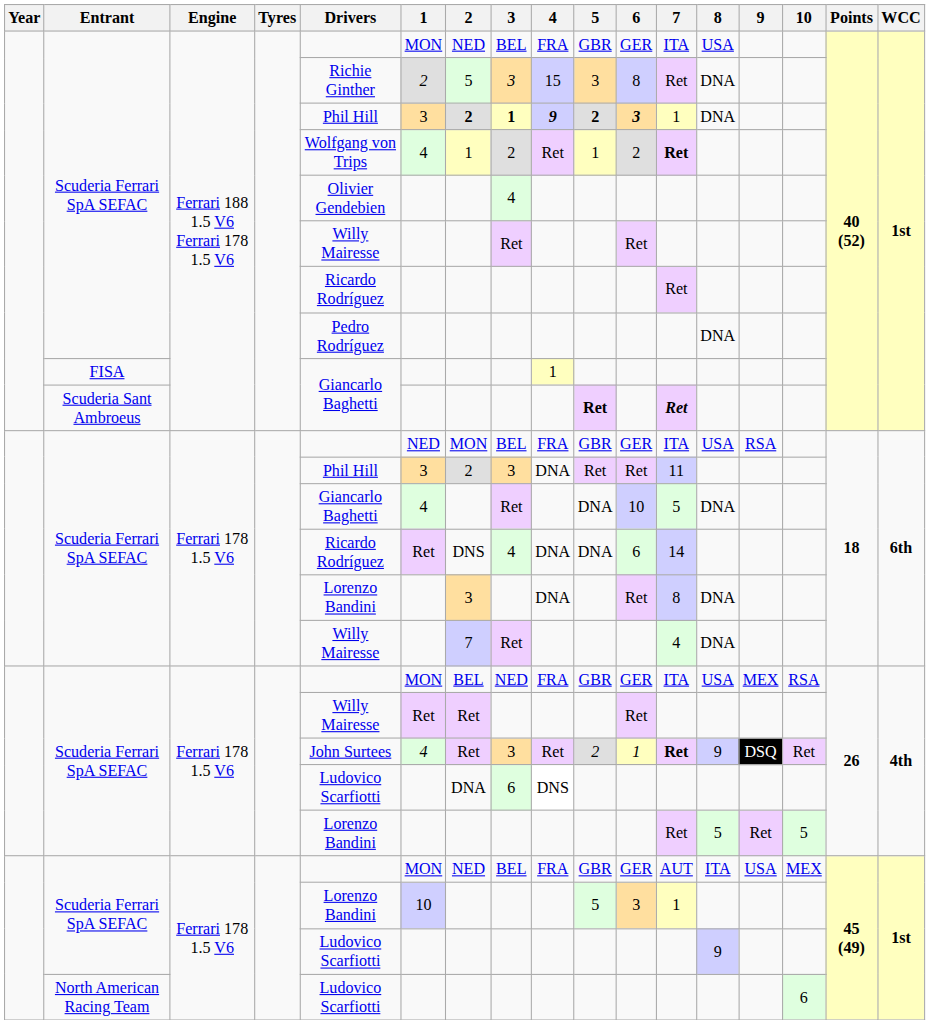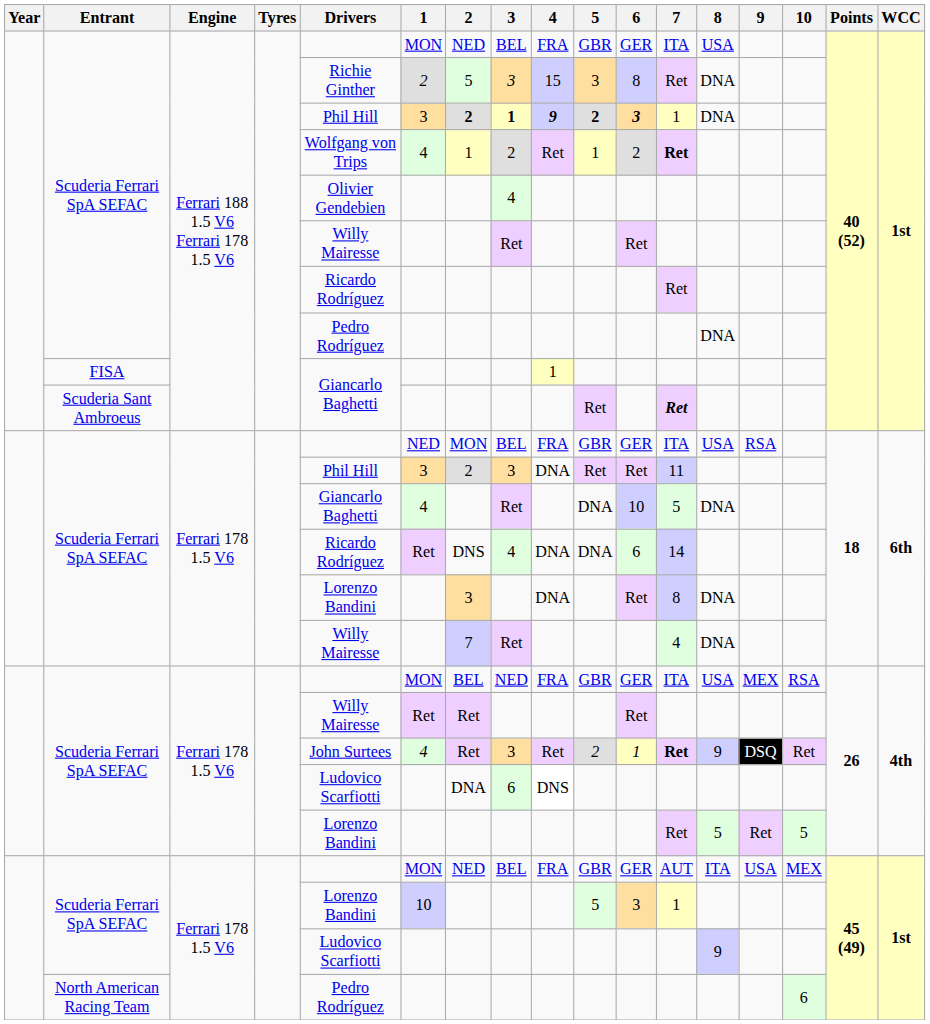(595, 407) bold -> (595, 407) normal
(350, 996) Ludovico Scarfiotti -> (350, 996) Pedro Rodríguez
